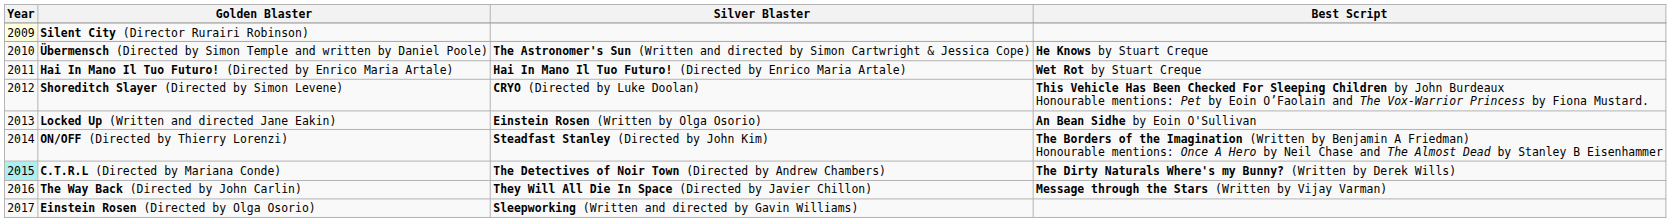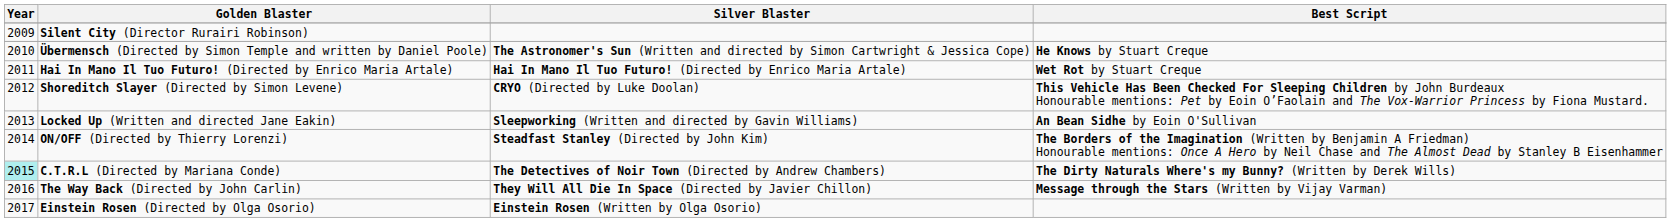(21, 32) lightyellow background -> (21, 32) no background
(628, 120) Einstein Rosen (Written by Olga Osorio) -> (676, 120) Sleepworking (Written and directed by Gavin Williams)
(676, 208) Sleepworking (Written and directed by Gavin Williams) -> (628, 208) Einstein Rosen (Written by Olga Osorio)
